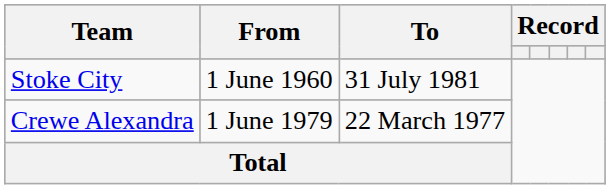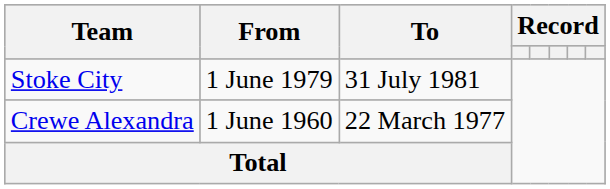(269, 79) 1 June 1960 -> (269, 79) 1 June 1979
(269, 120) 1 June 1979 -> (269, 120) 1 June 1960
